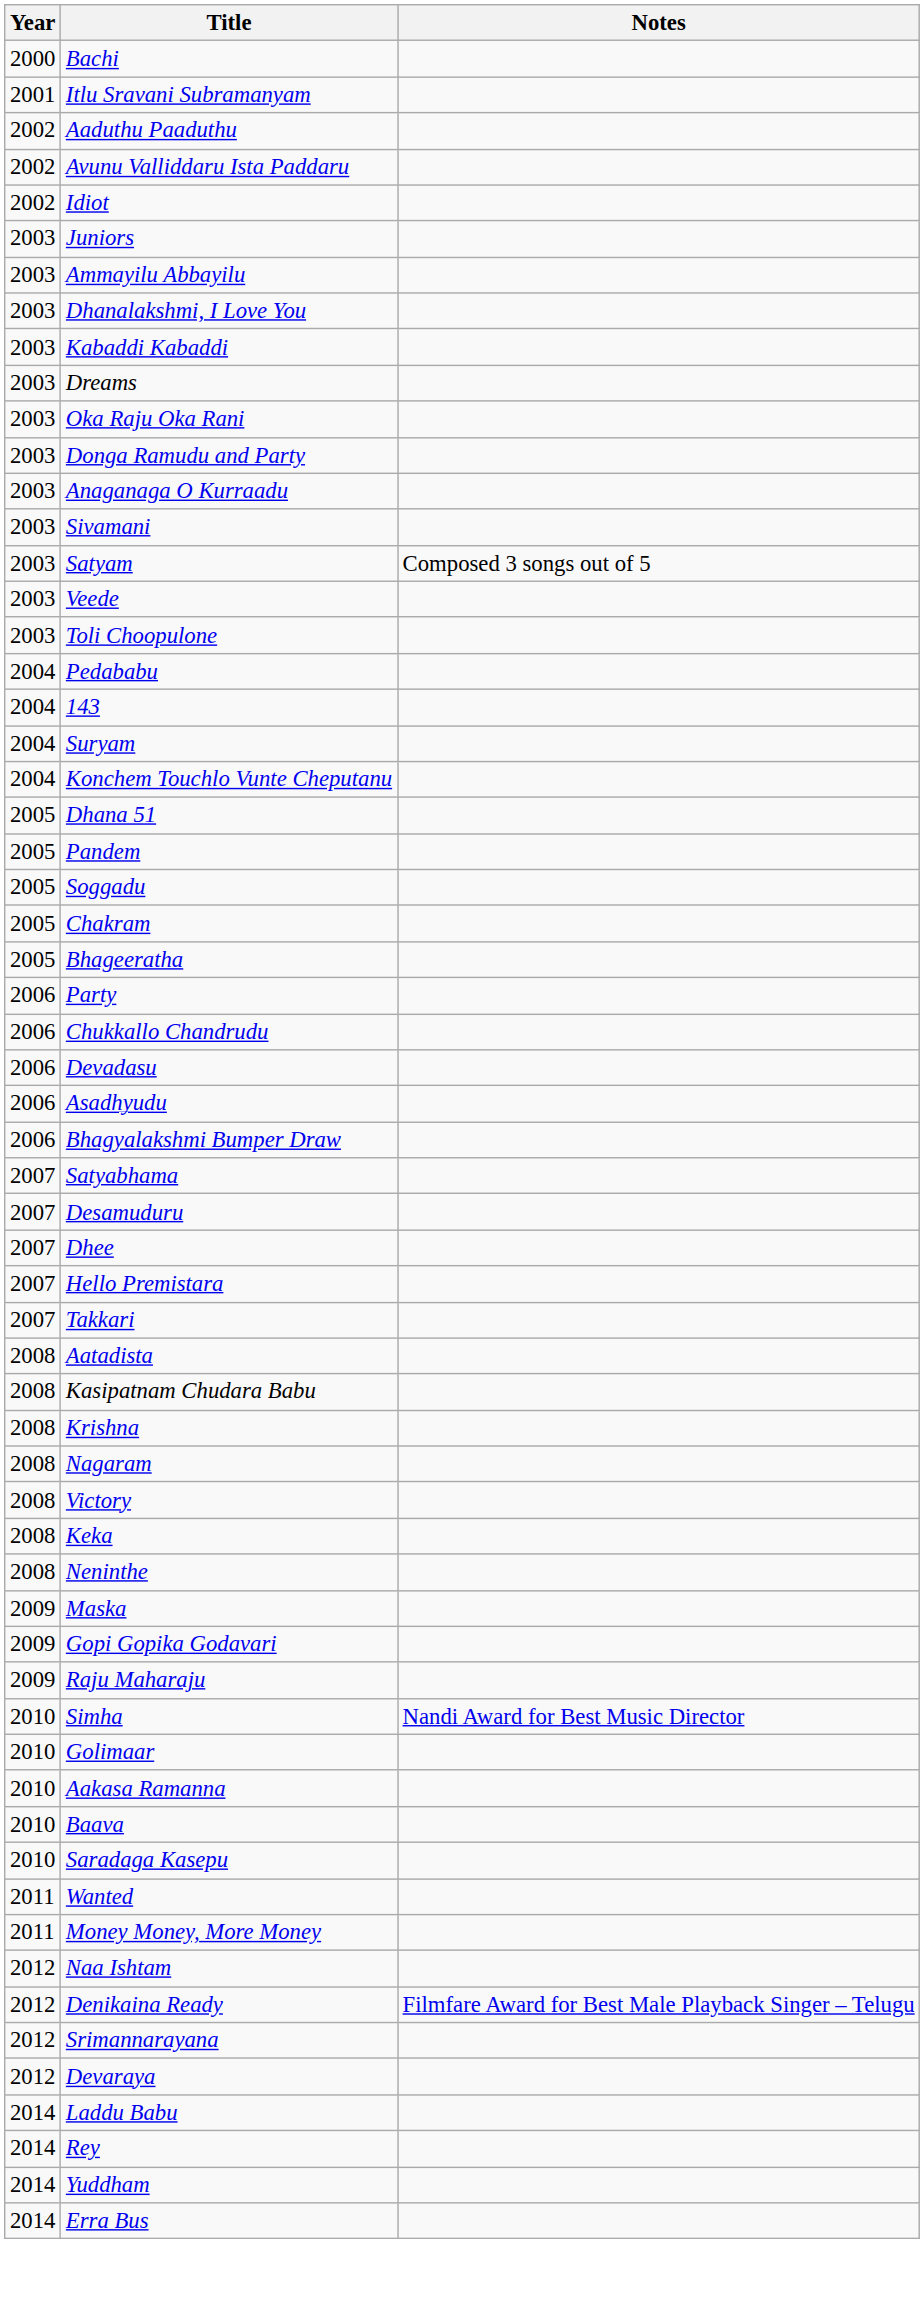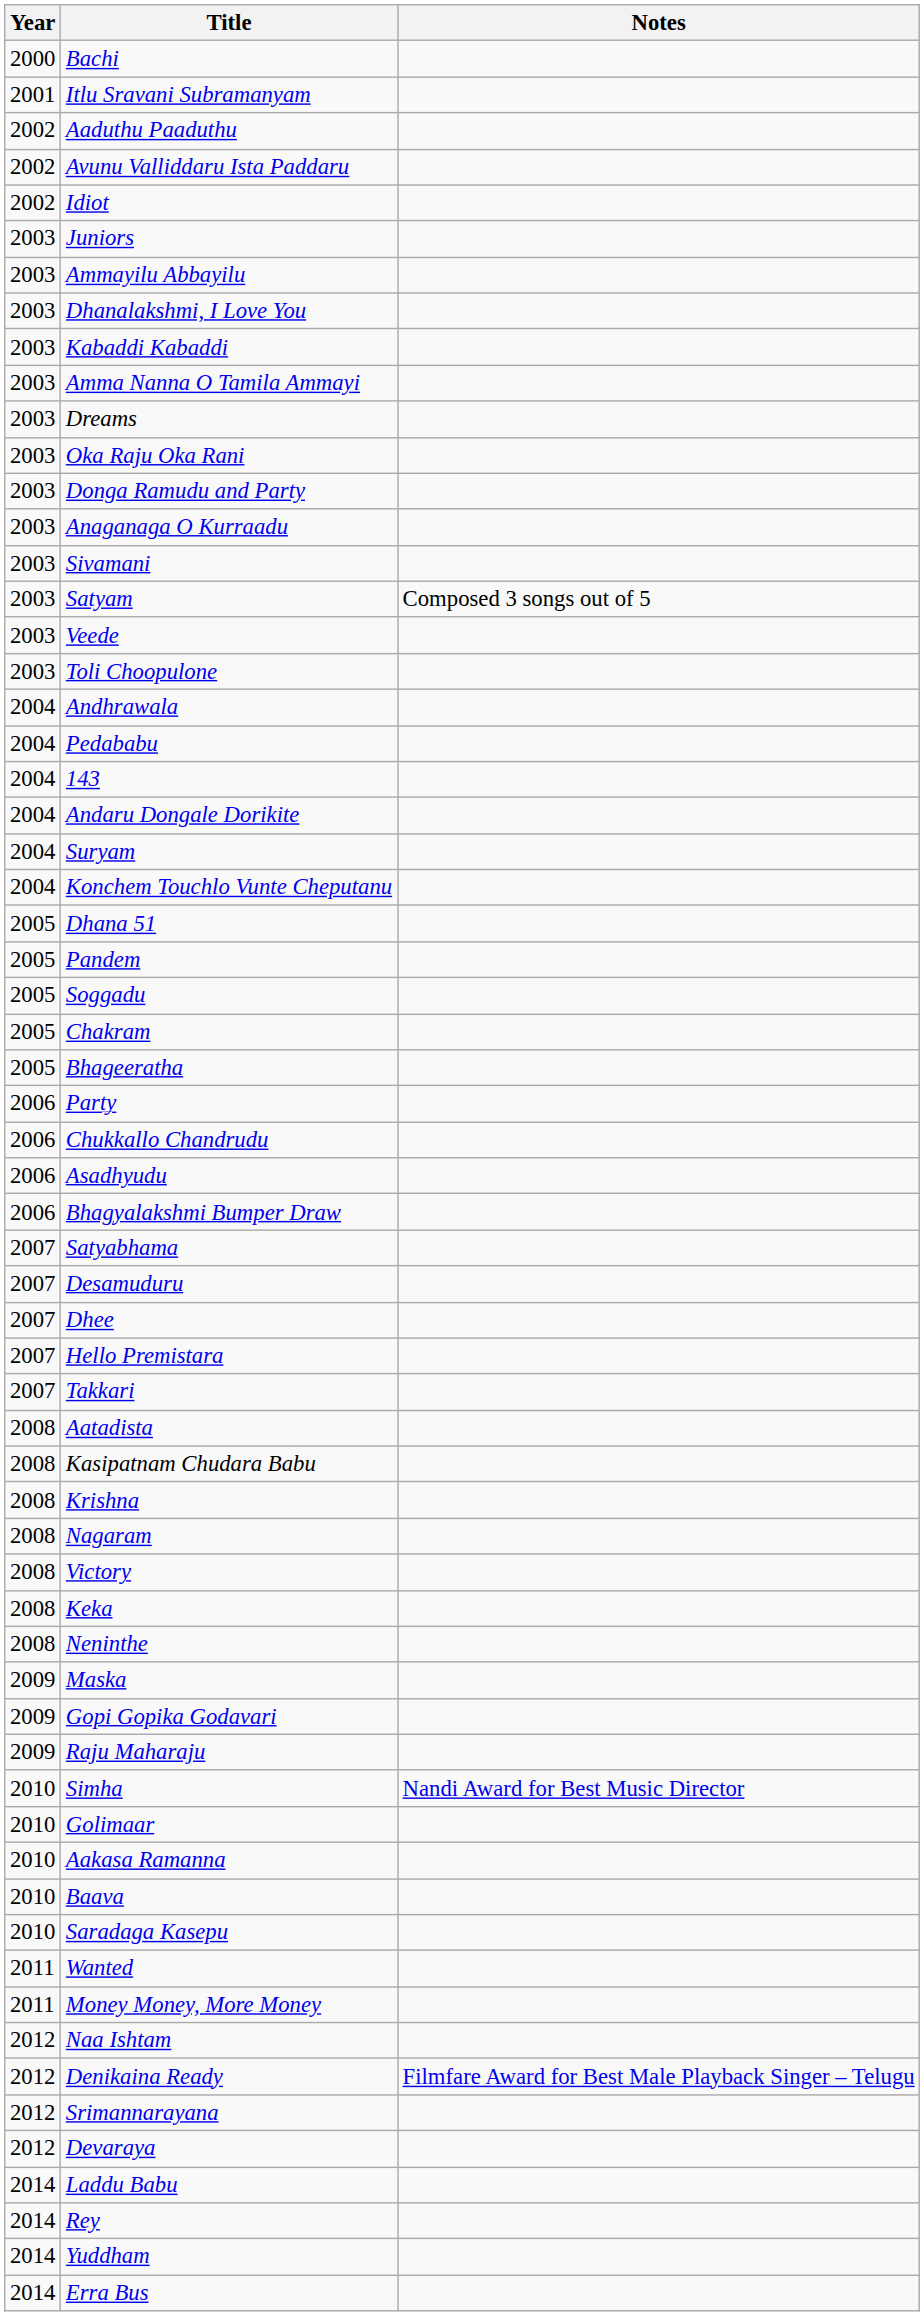+ row: (213, 382)
+ row: (122, 707)
+ row: (183, 815)
- row: (111, 1067)
